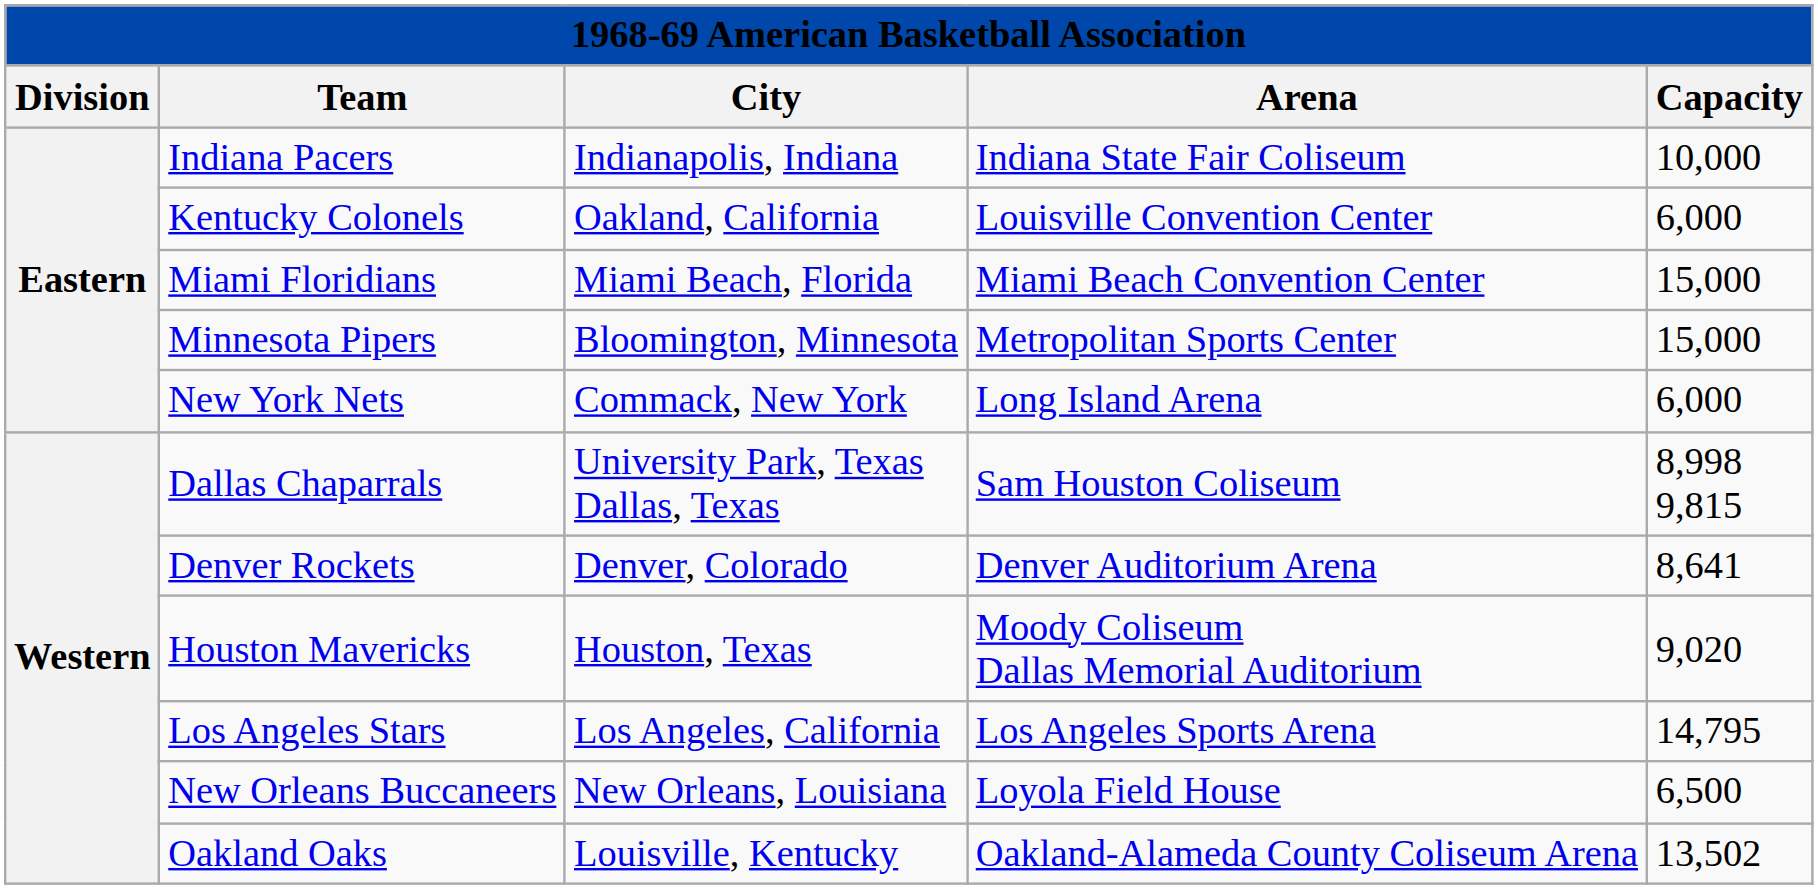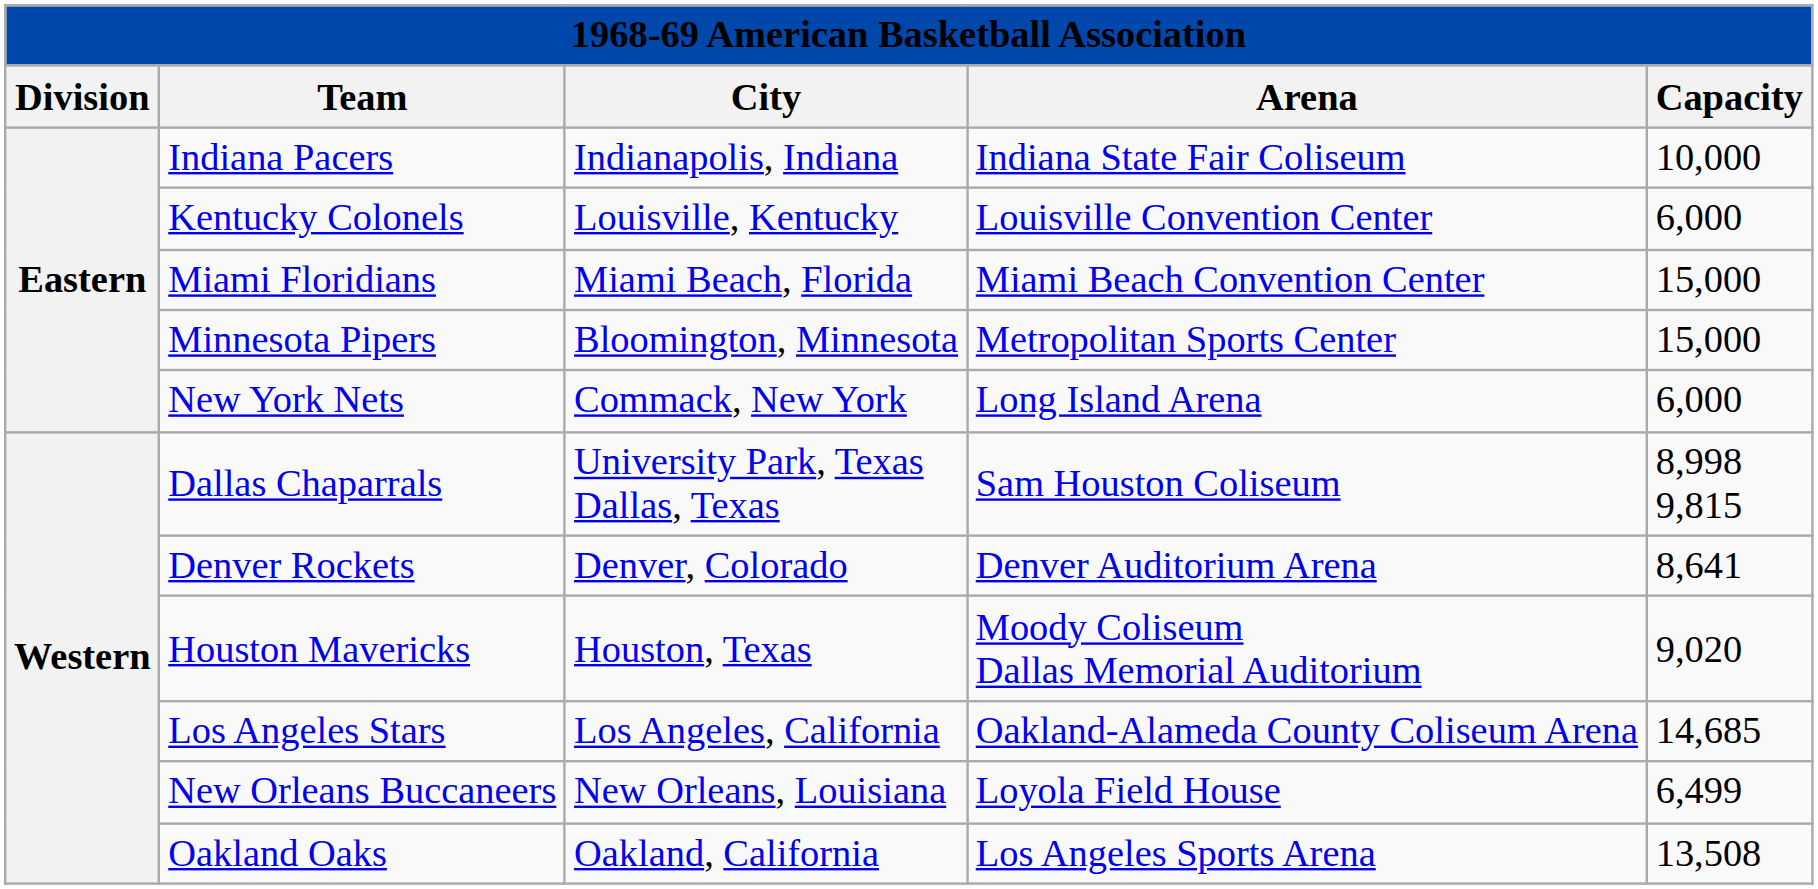(727, 217) Oakland, California -> (736, 217) Louisville, Kentucky
(1176, 730) Los Angeles Sports Arena -> (1307, 730) Oakland-Alameda County Coliseum Arena
(1708, 730) 14,795 -> (1708, 730) 14,685
(1699, 791) 6,500 -> (1699, 791) 6,499
(736, 852) Louisville, Kentucky -> (727, 852) Oakland, California
(1307, 852) Oakland-Alameda County Coliseum Arena -> (1176, 852) Los Angeles Sports Arena
(1708, 852) 13,502 -> (1708, 852) 13,508
